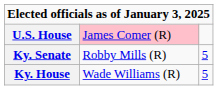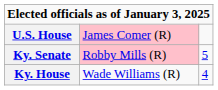(124, 54) no background -> (124, 54) pink background
(205, 74) 5 -> (205, 74) 4
